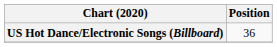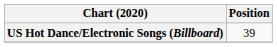(249, 32) 36 -> (249, 32) 39
